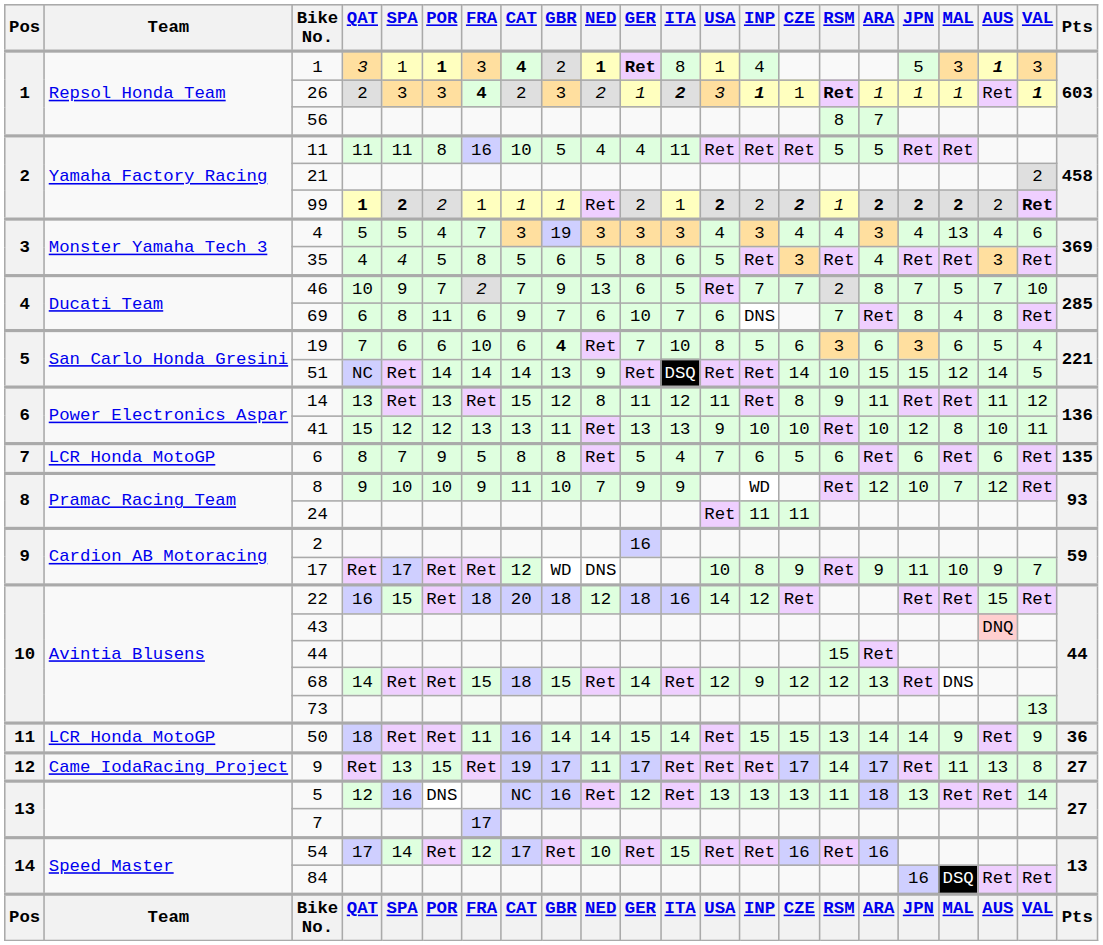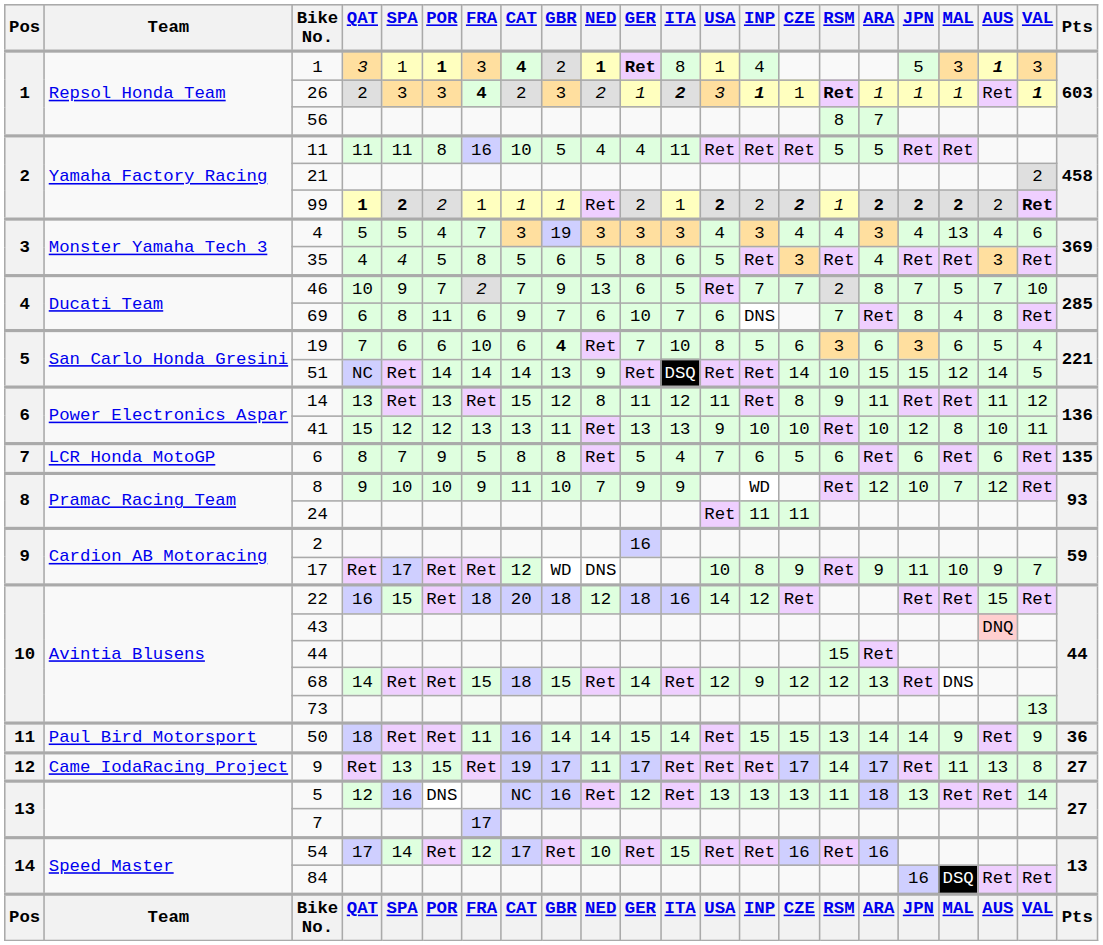(132, 738) LCR Honda MotoGP -> (153, 738) Paul Bird Motorsport
